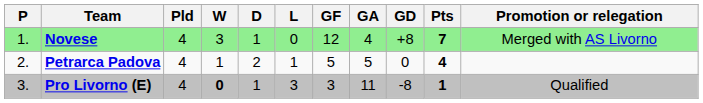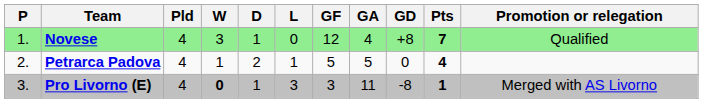(579, 39) Merged with AS Livorno -> (579, 39) Qualified
(579, 86) Qualified -> (579, 86) Merged with AS Livorno
